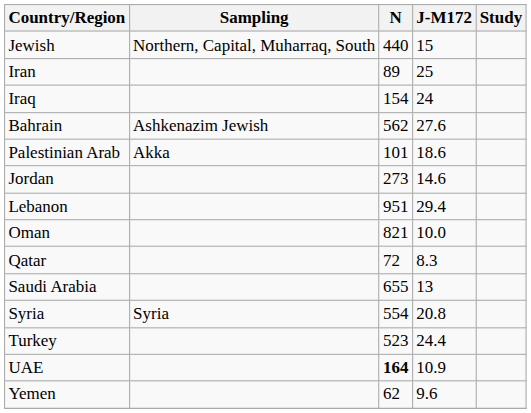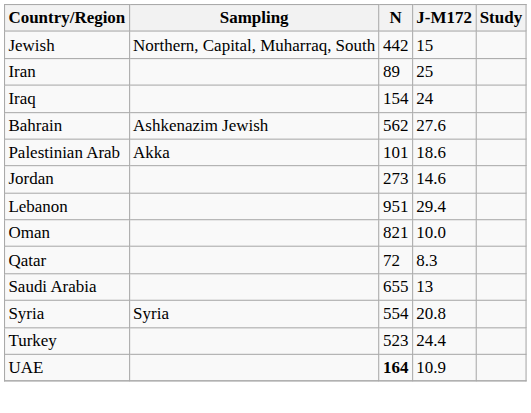(396, 44) 440 -> (396, 44) 442
- row: (32, 394)
